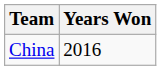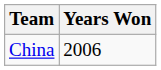(82, 49) 2016 -> (82, 49) 2006
